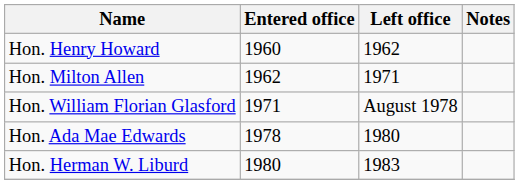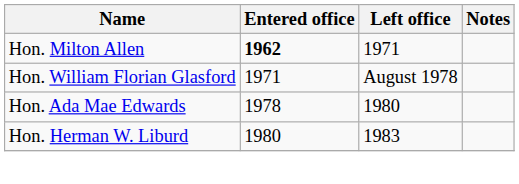- row: (84, 48)
(263, 77) normal -> (263, 48) bold
